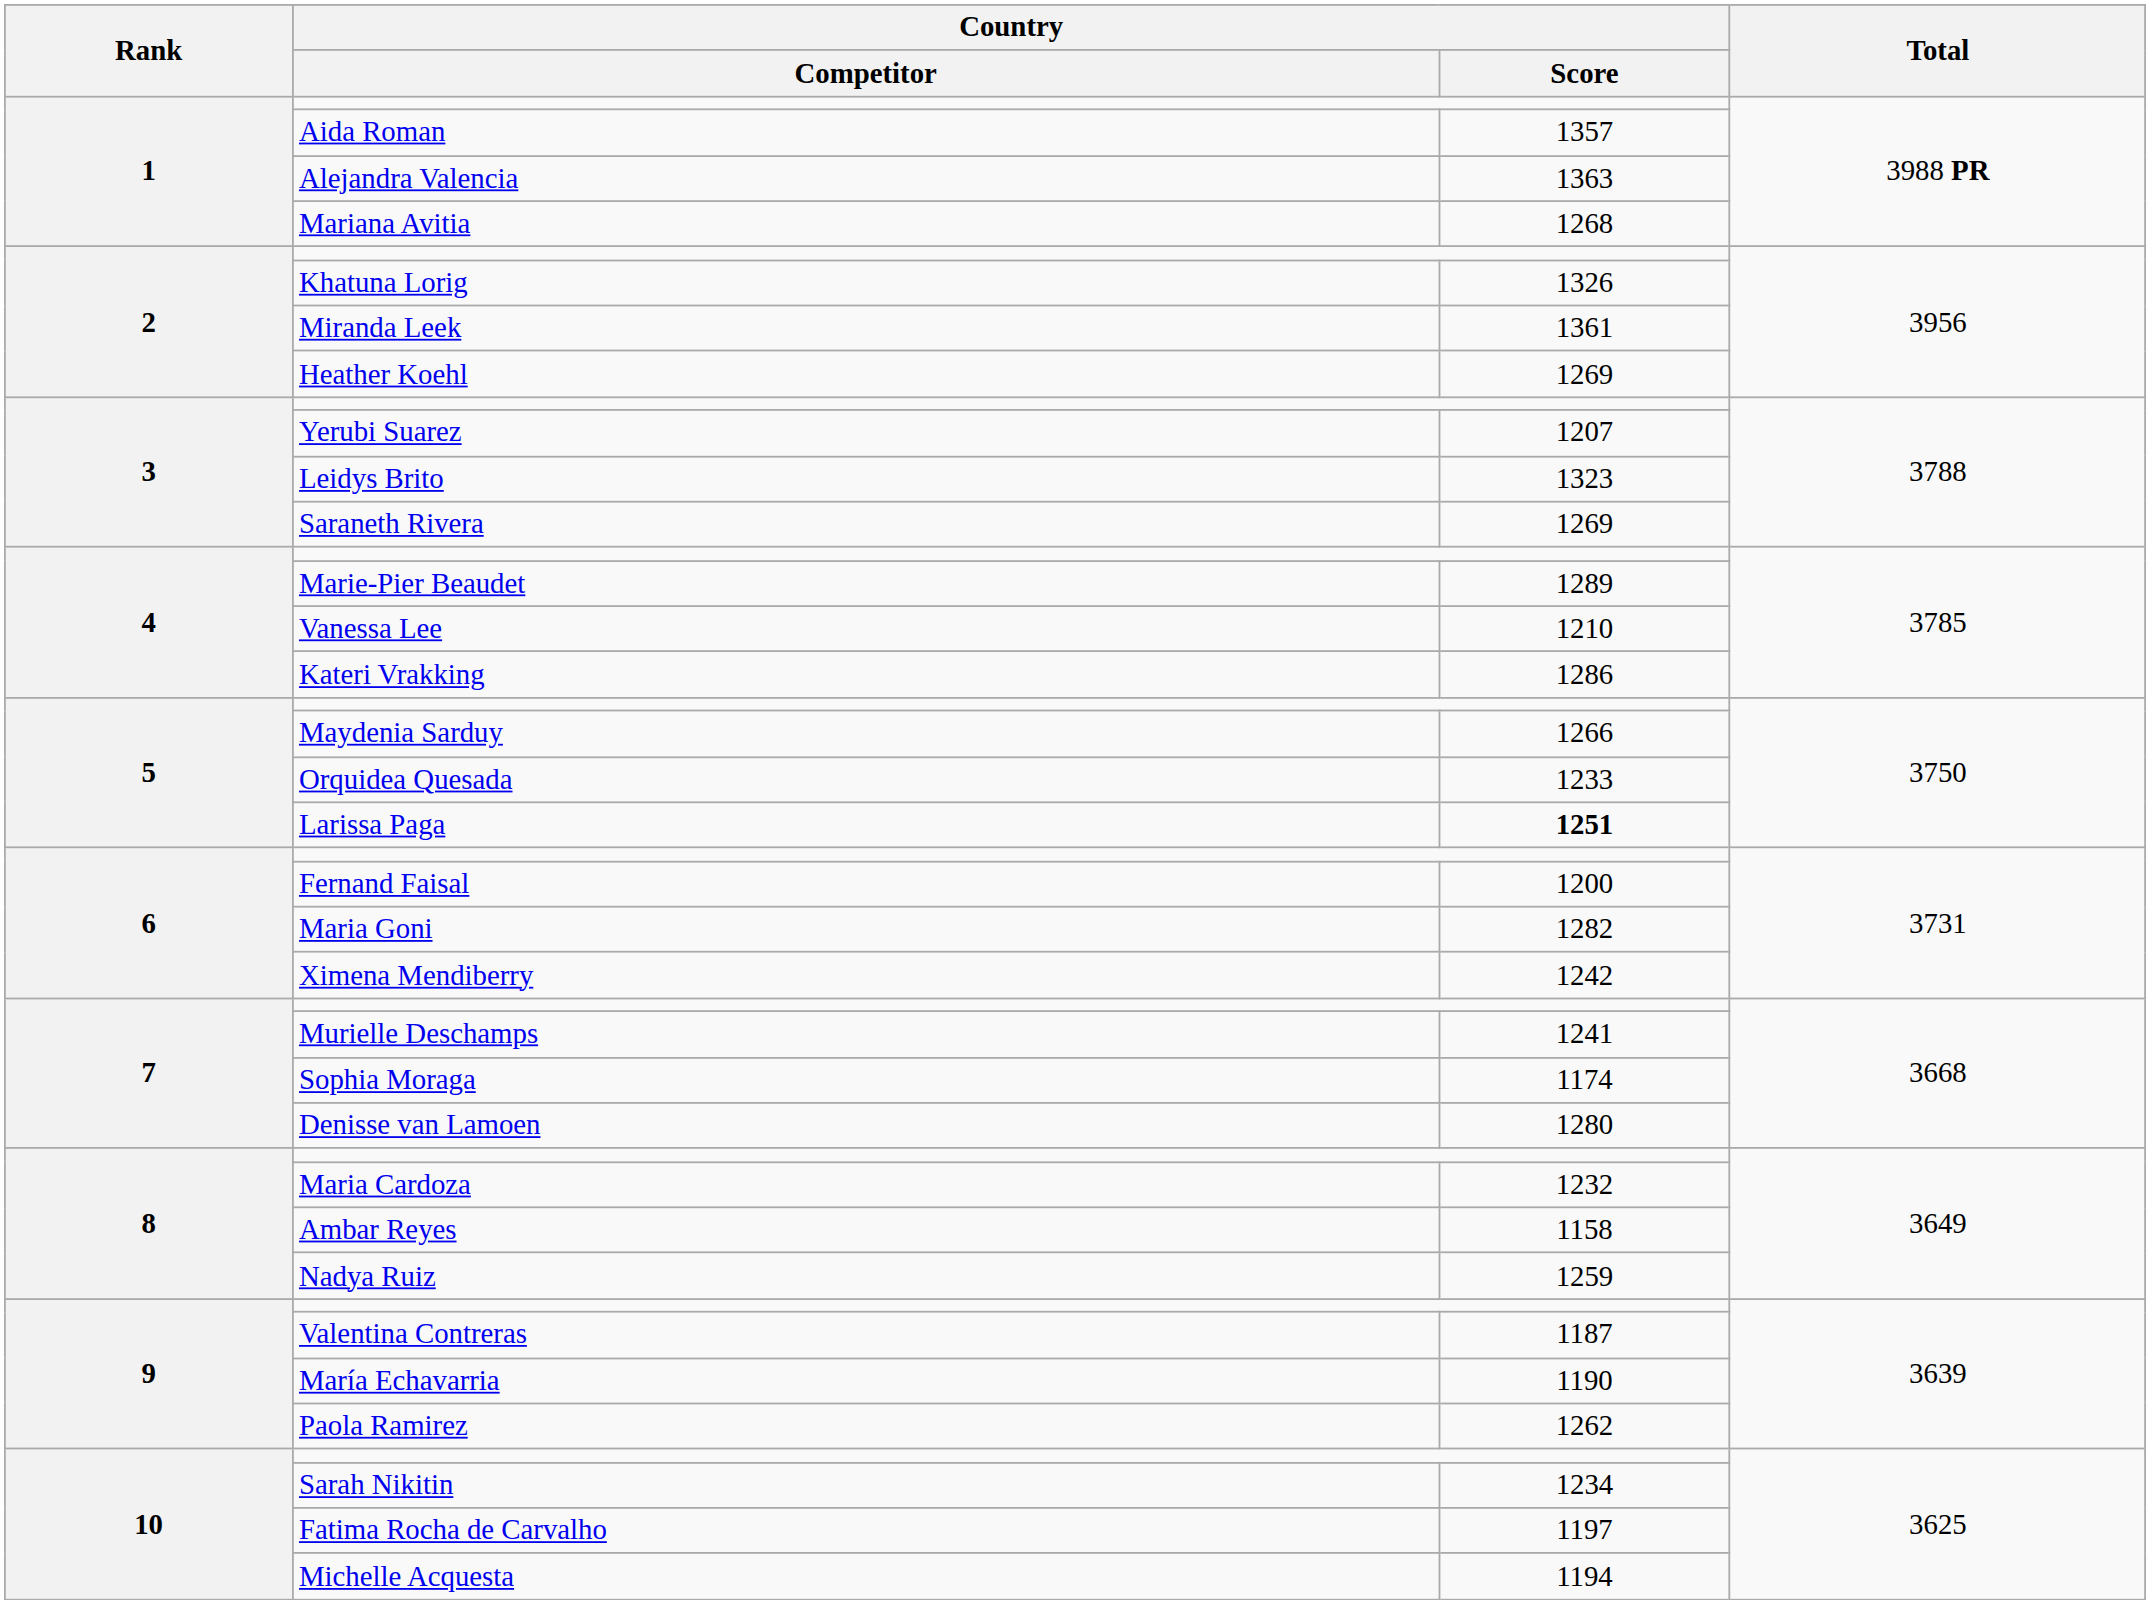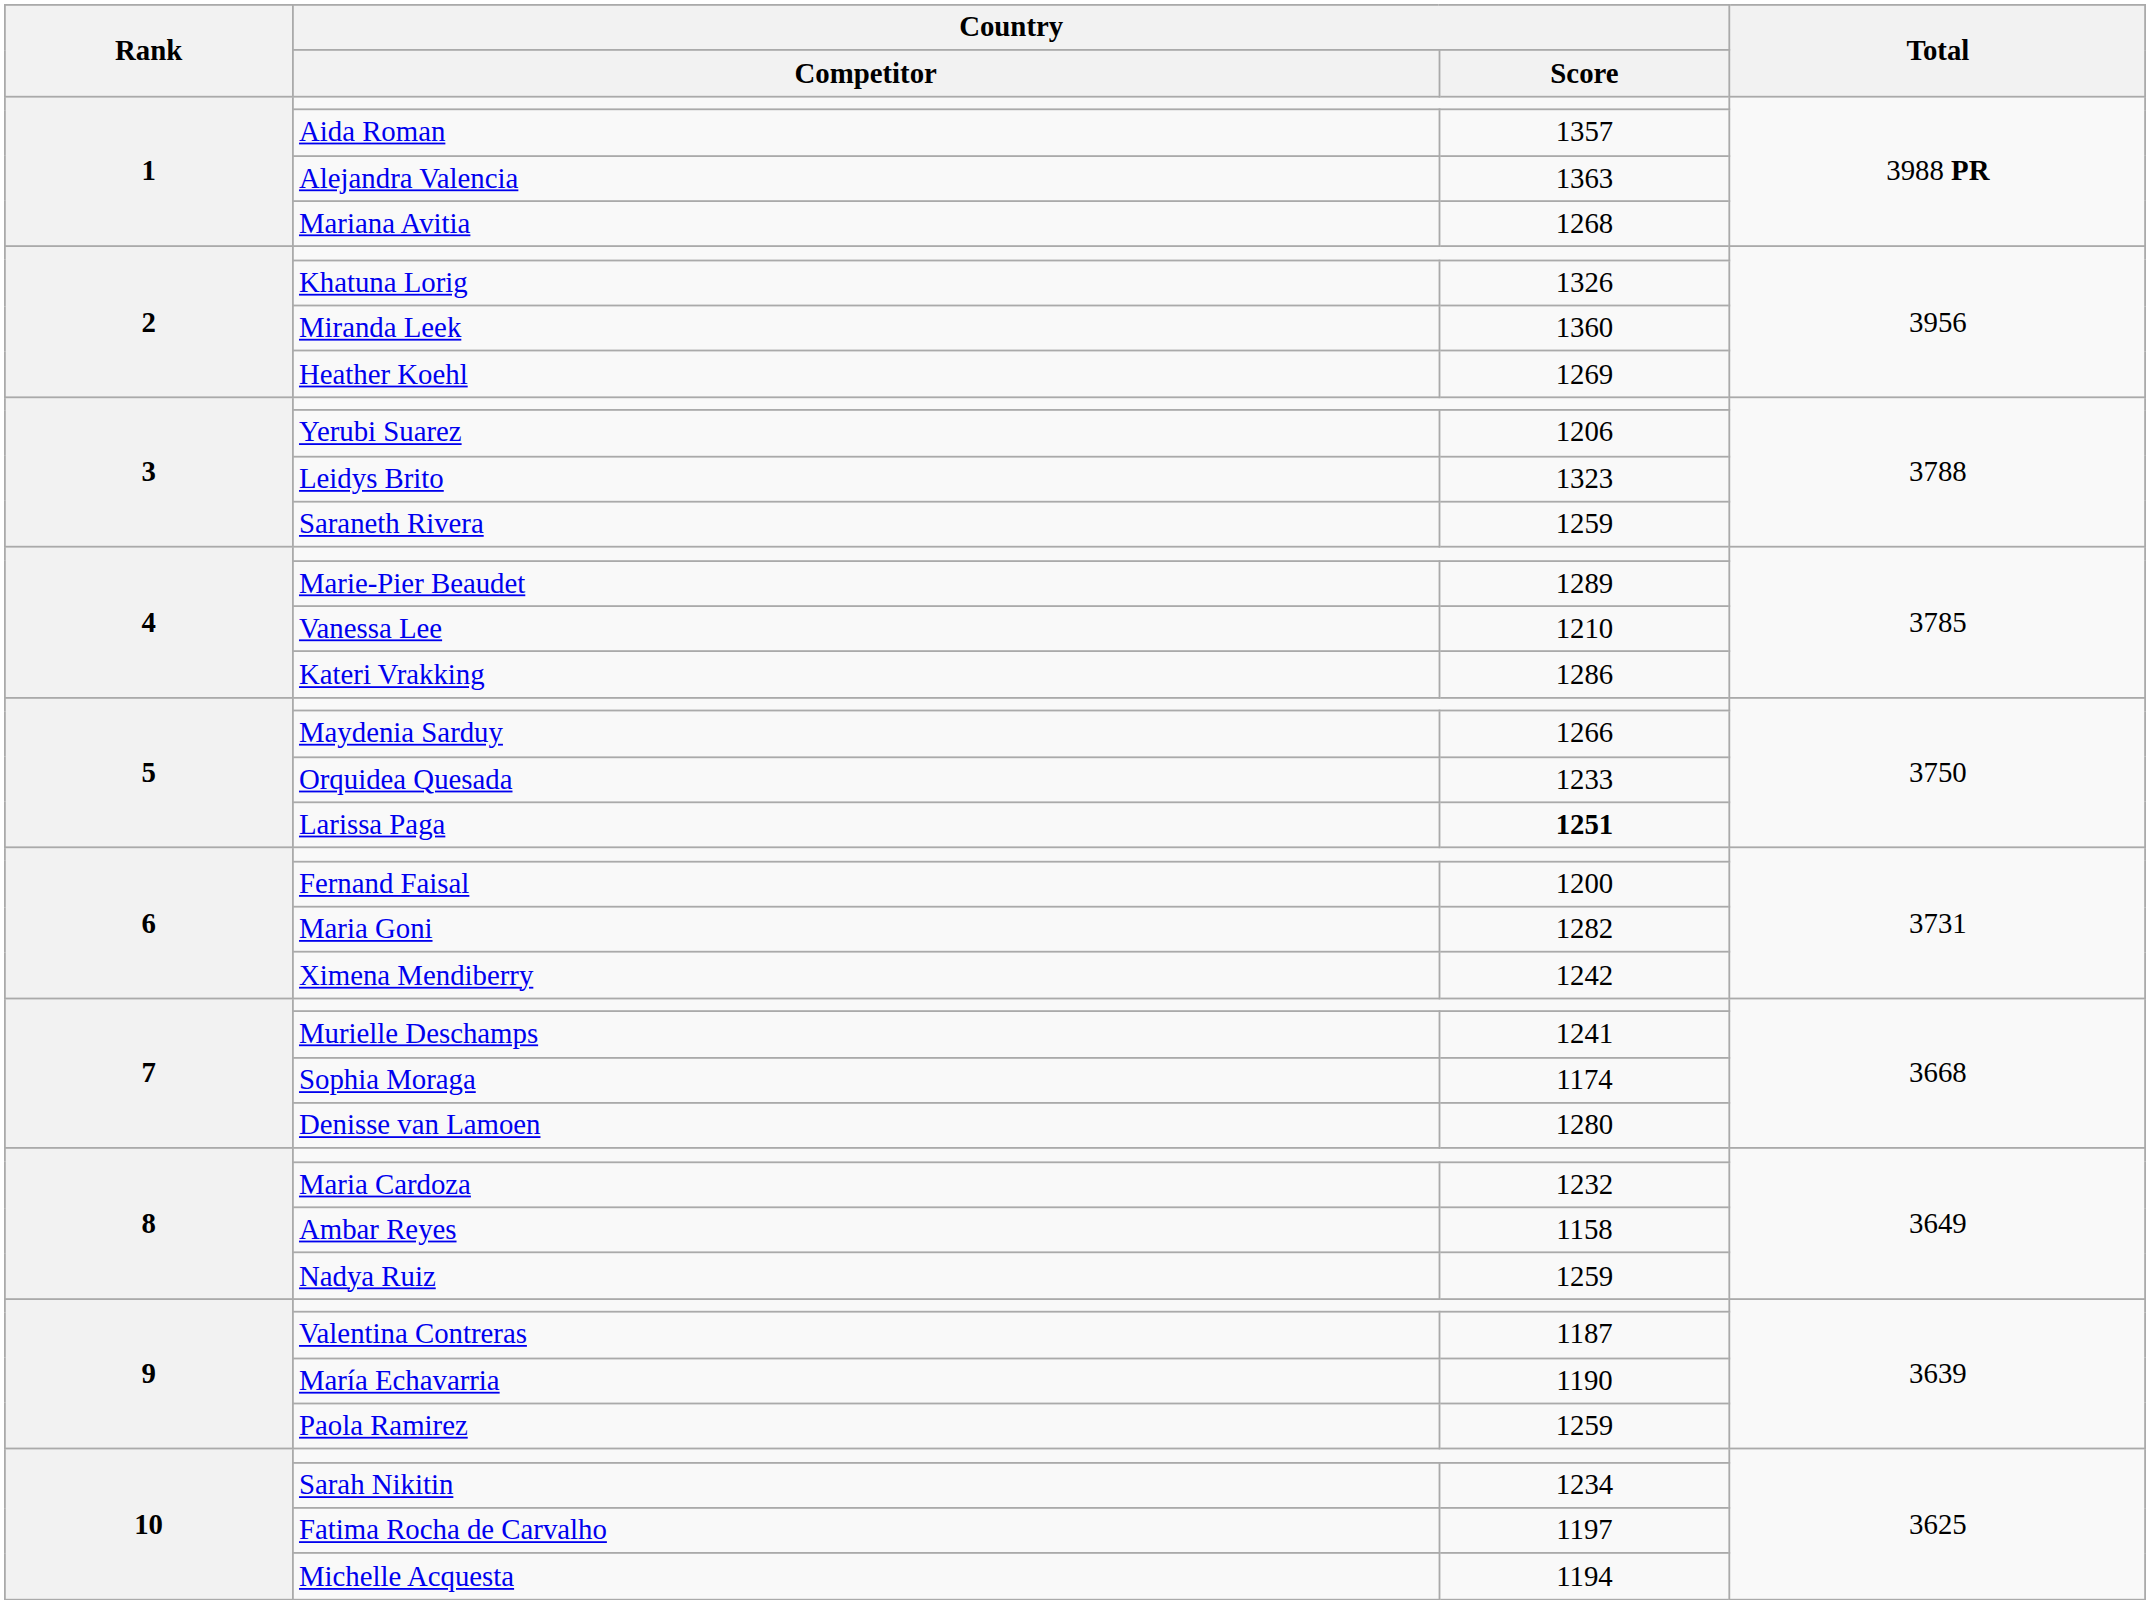(1584, 327) 1361 -> (1584, 327) 1360
(1584, 432) 1207 -> (1584, 432) 1206
(1584, 523) 1269 -> (1584, 523) 1259
(1584, 1425) 1262 -> (1584, 1425) 1259
